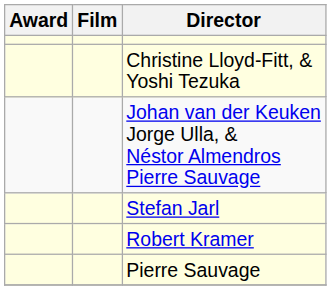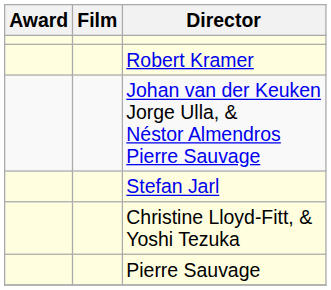rows swapped: (39, 240) <-> (39, 71)
